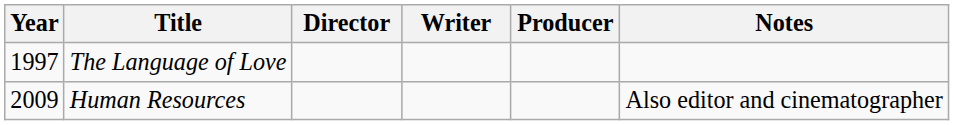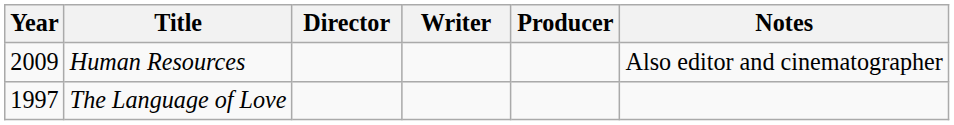rows swapped: (178, 61) <-> (158, 100)
